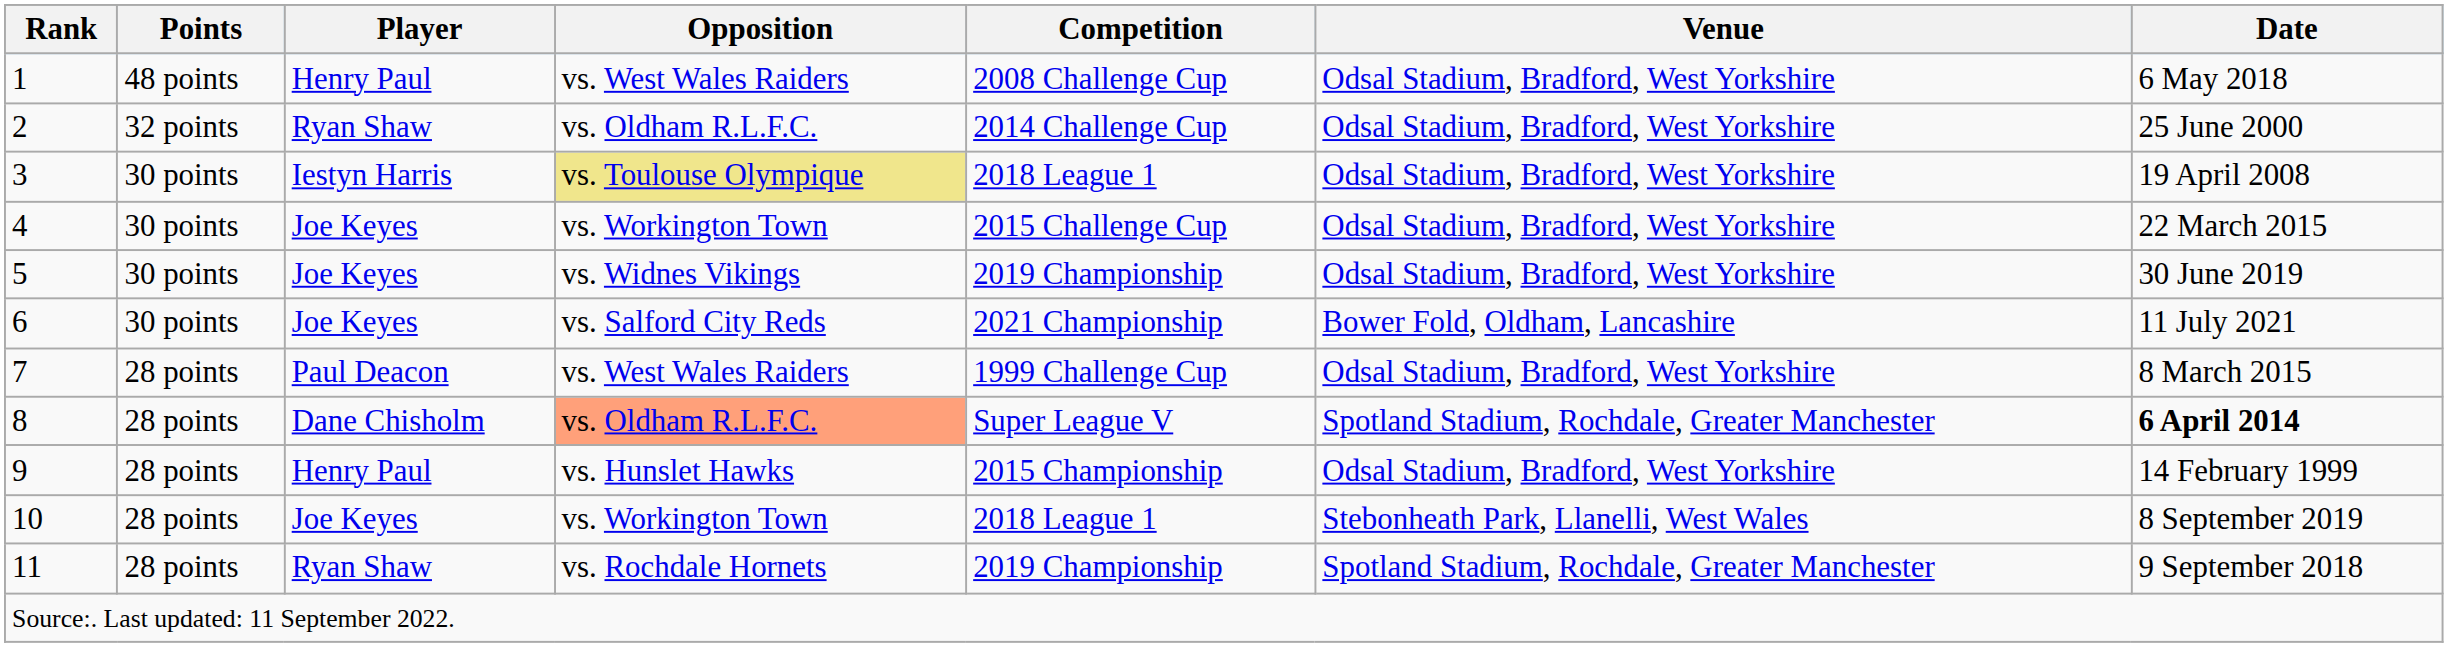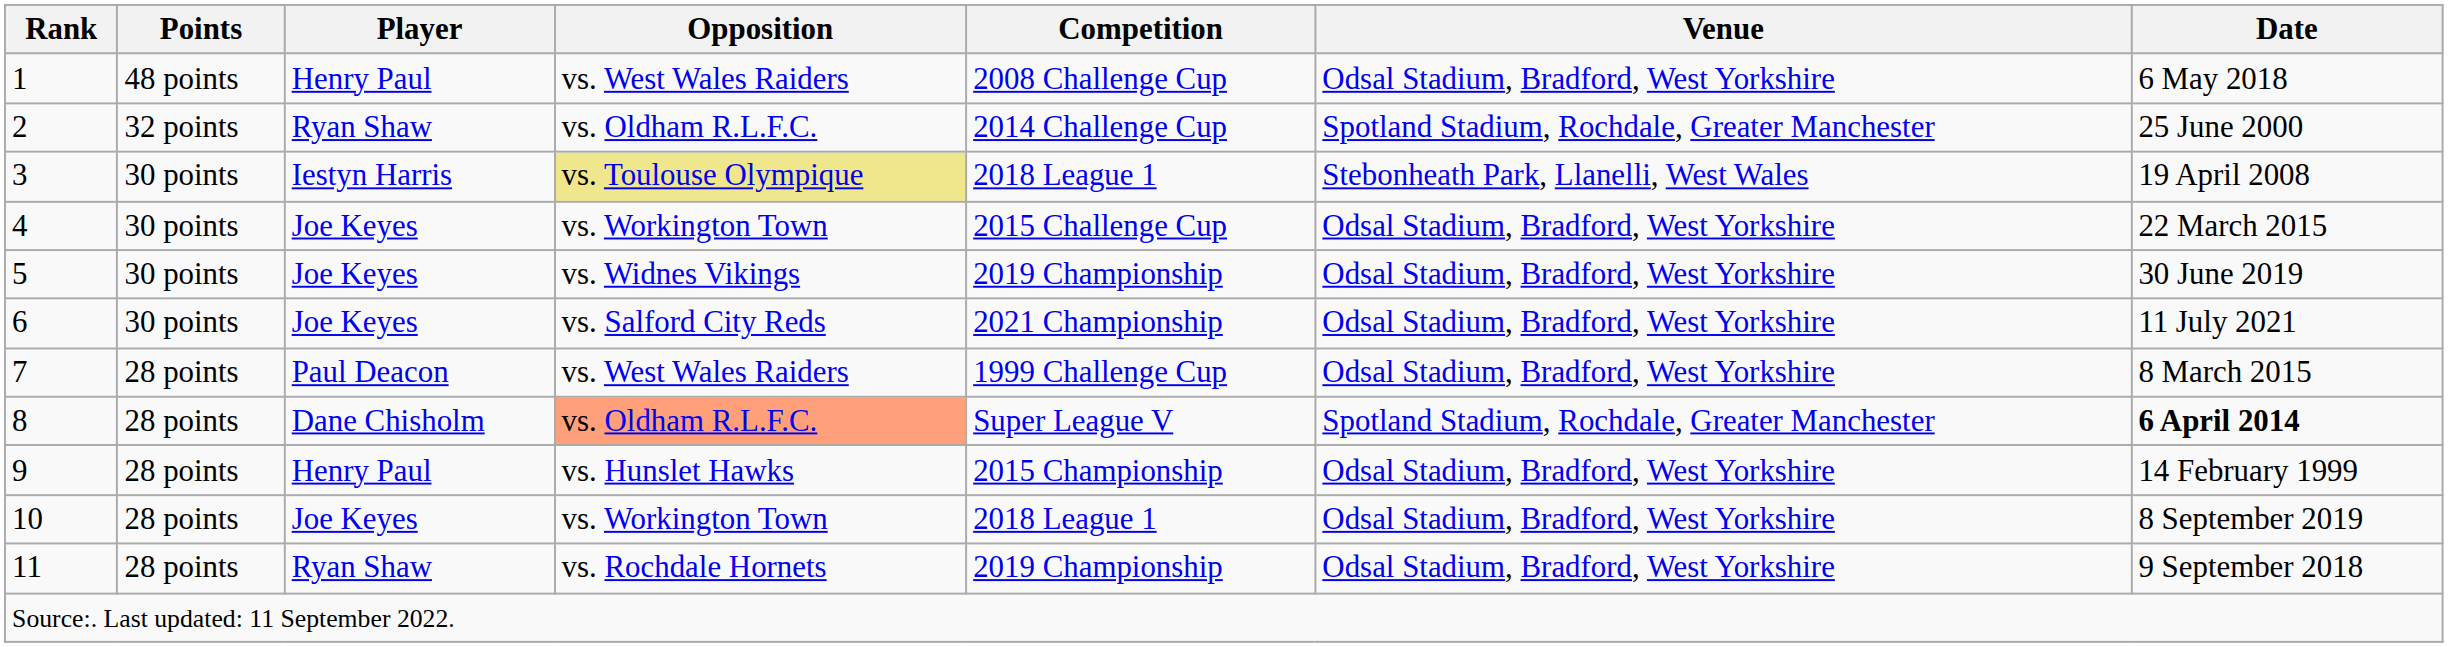(1579, 126) Odsal Stadium, Bradford, West Yorkshire -> (1629, 126) Spotland Stadium, Rochdale, Greater Manchester
(1579, 175) Odsal Stadium, Bradford, West Yorkshire -> (1565, 175) Stebonheath Park, Llanelli, West Wales
(1529, 322) Bower Fold, Oldham, Lancashire -> (1579, 322) Odsal Stadium, Bradford, West Yorkshire
(1565, 518) Stebonheath Park, Llanelli, West Wales -> (1579, 518) Odsal Stadium, Bradford, West Yorkshire
(1629, 567) Spotland Stadium, Rochdale, Greater Manchester -> (1579, 567) Odsal Stadium, Bradford, West Yorkshire
